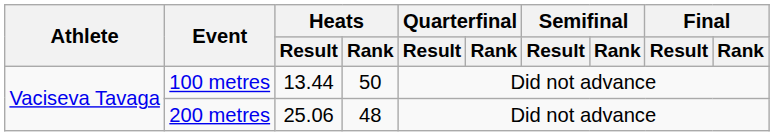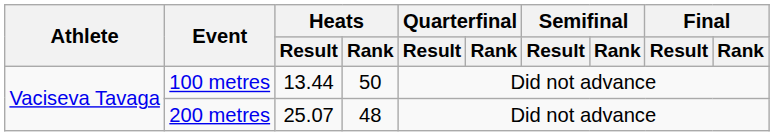(309, 115) 25.06 -> (309, 115) 25.07
